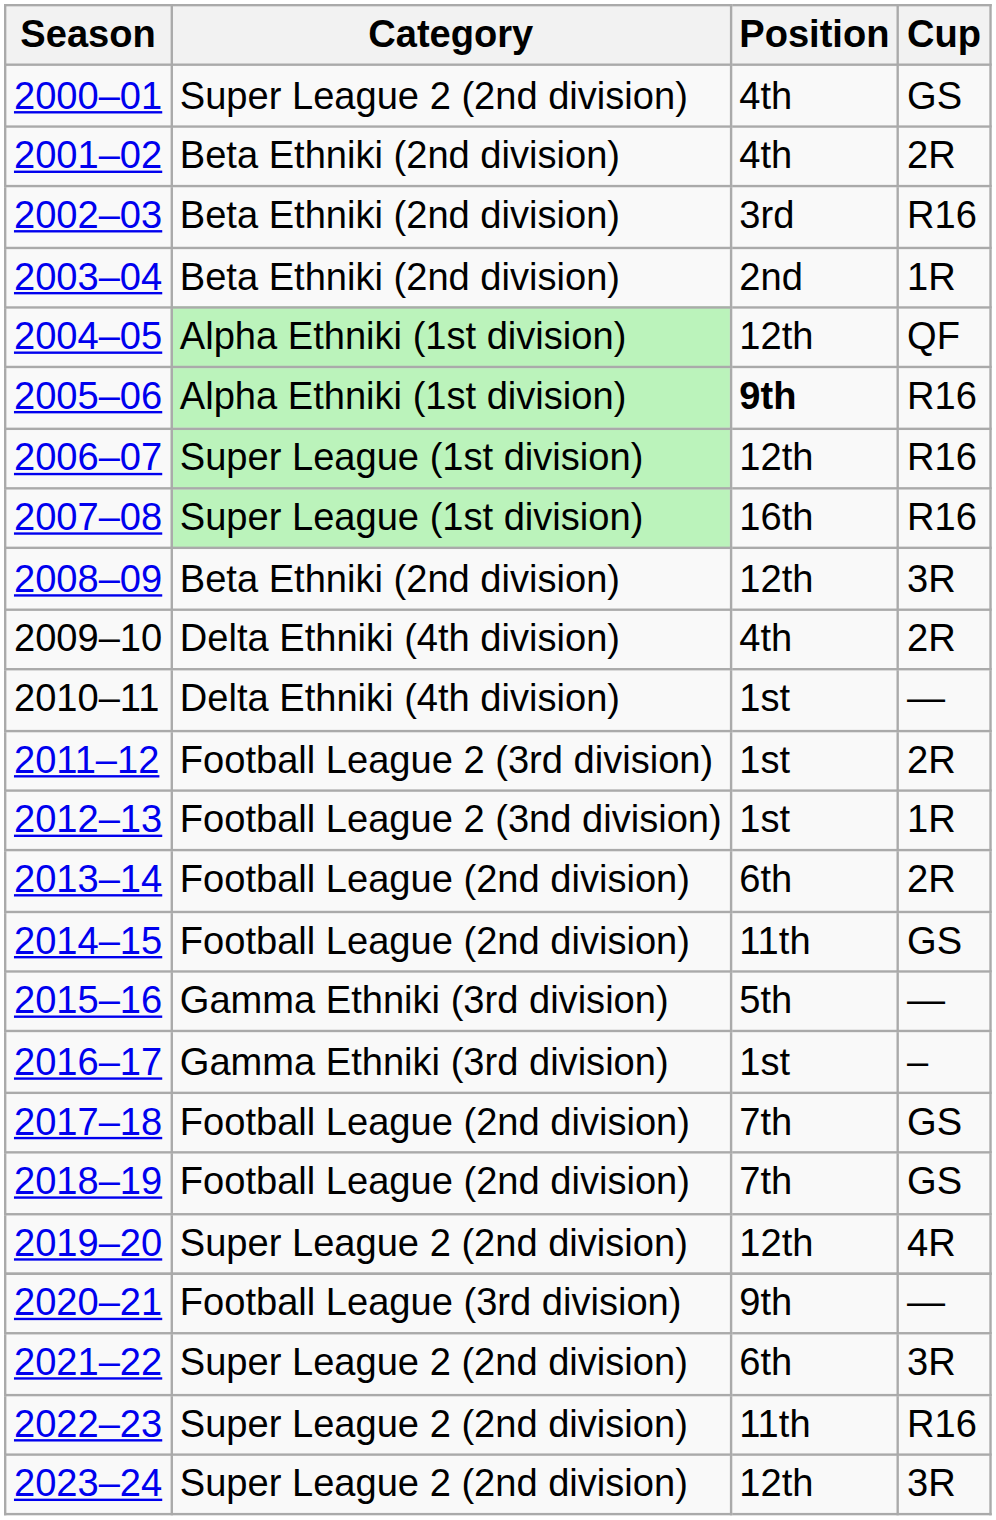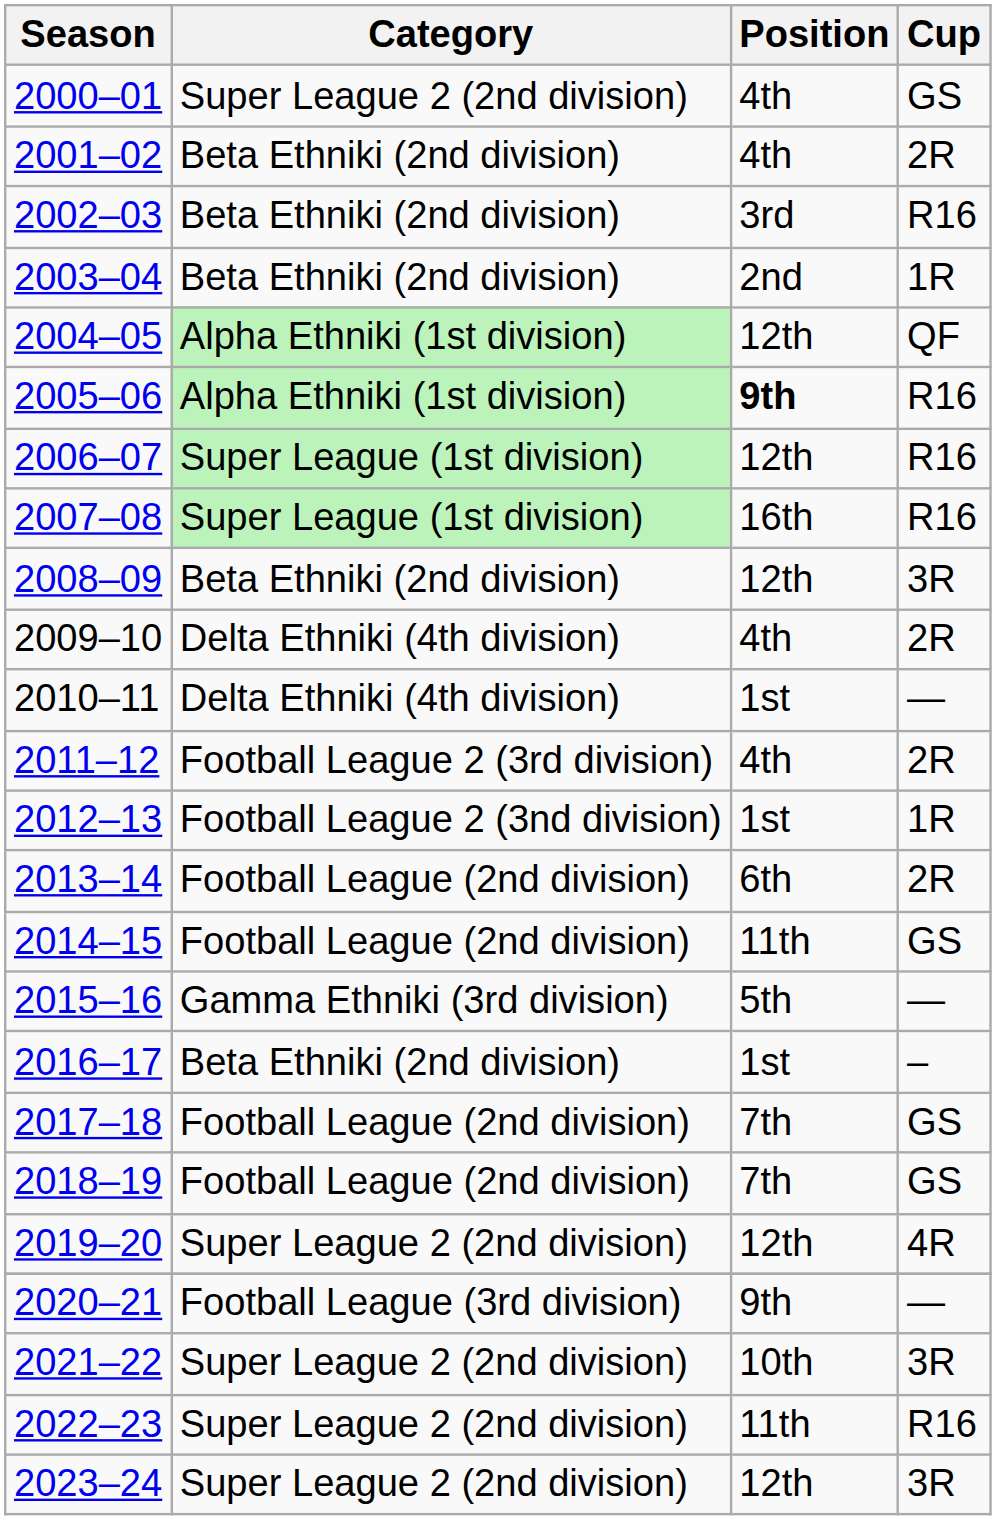(765, 759) 1st -> (766, 759) 4th
(424, 1061) Gamma Ethniki (3rd division) -> (400, 1061) Beta Ethniki (2nd division)
(766, 1363) 6th -> (776, 1363) 10th
